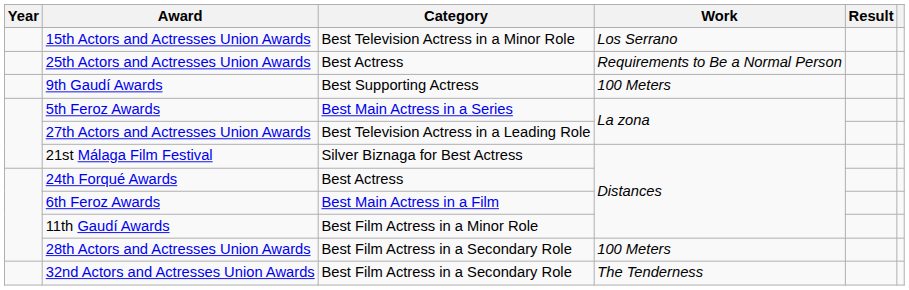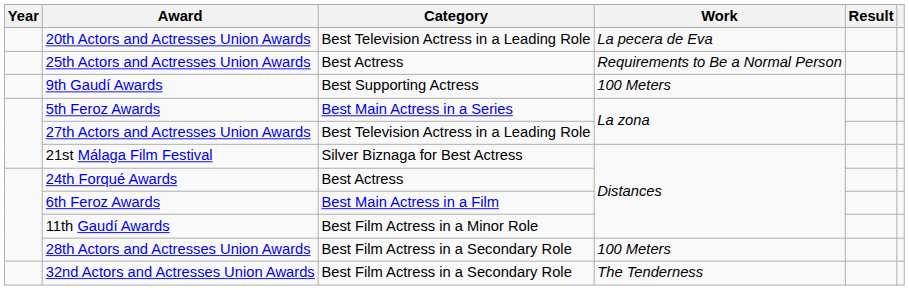- row: (178, 39)
+ row: (178, 39)
